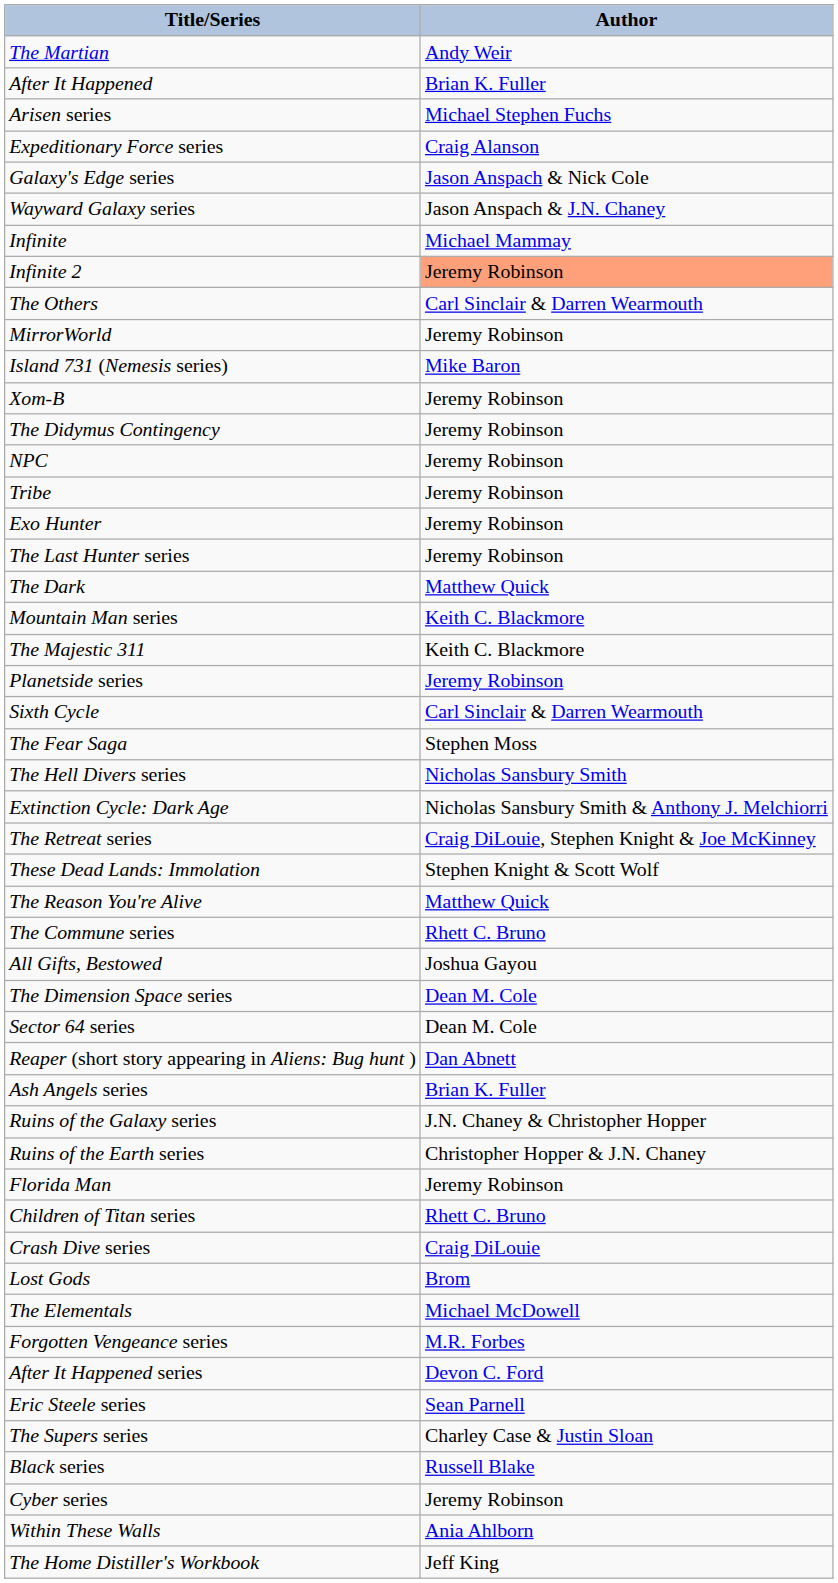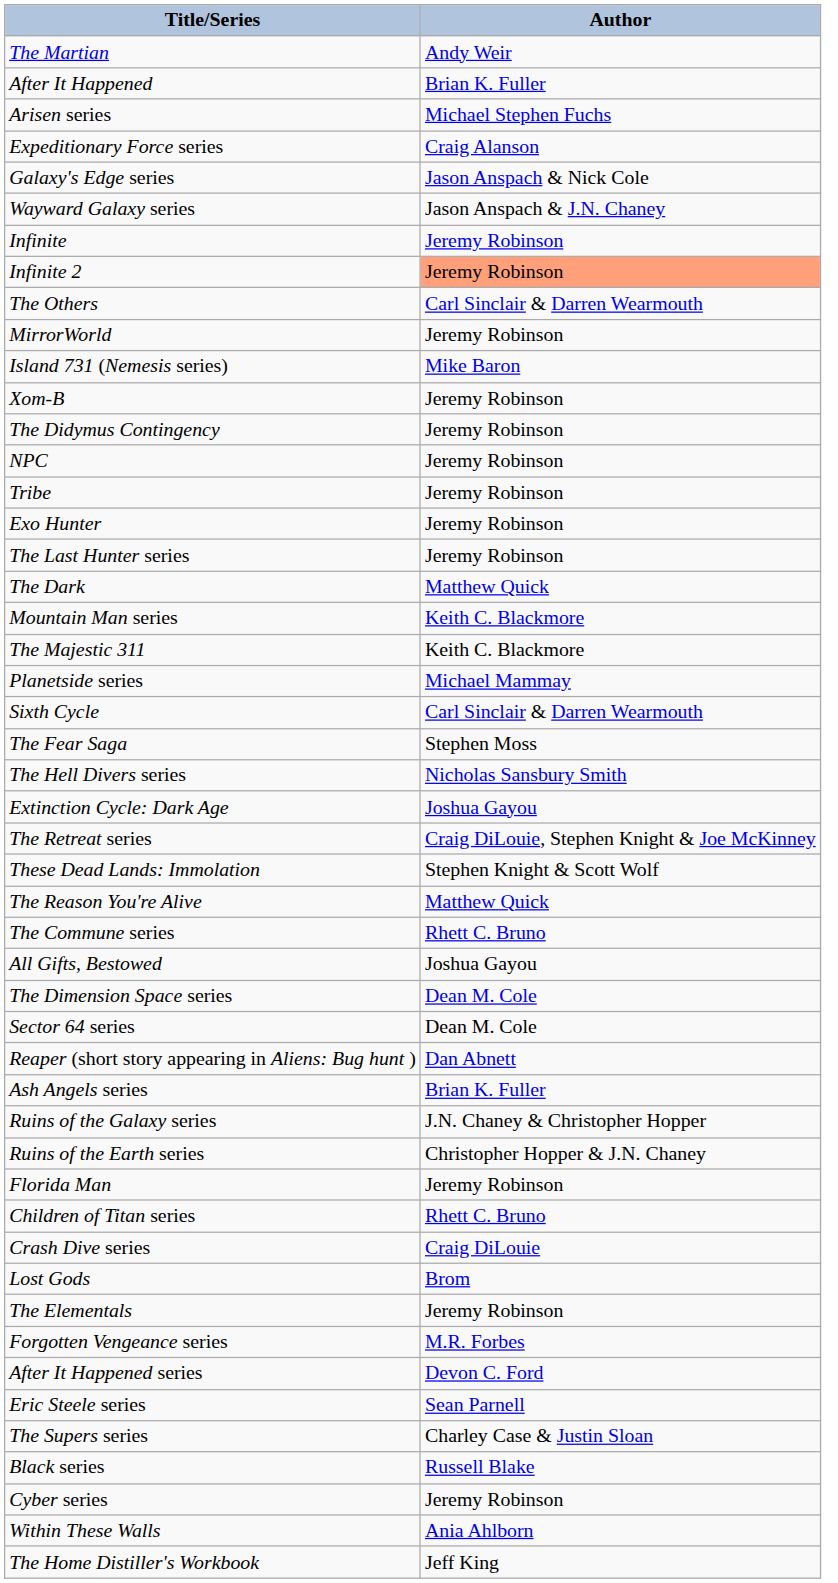(498, 240) Michael Mammay -> (494, 240) Jeremy Robinson
(494, 680) Jeremy Robinson -> (498, 680) Michael Mammay
(626, 806) Nicholas Sansbury Smith & Anthony J. Melchiorri -> (481, 806) Joshua Gayou
(502, 1310) Michael McDowell -> (494, 1310) Jeremy Robinson
